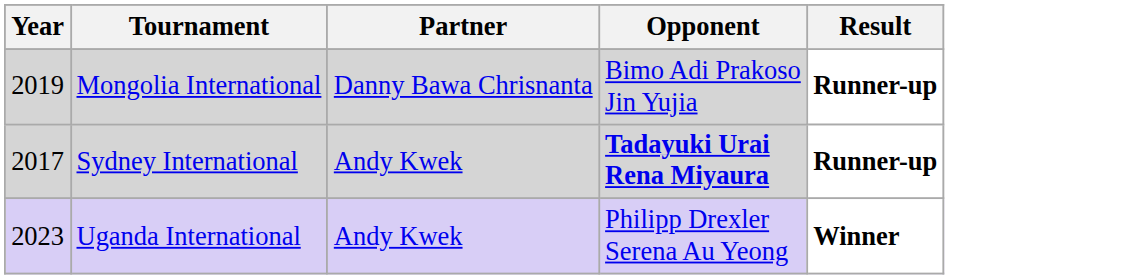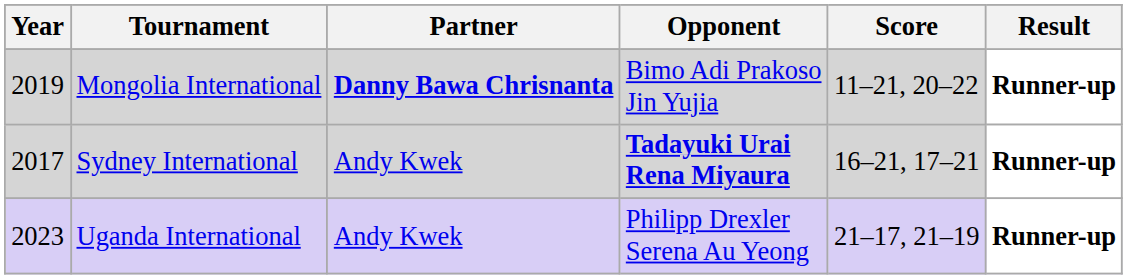+ column: (907, 26)
(463, 86) normal -> (474, 86) bold
(856, 236) Winner -> (1054, 236) Runner-up
